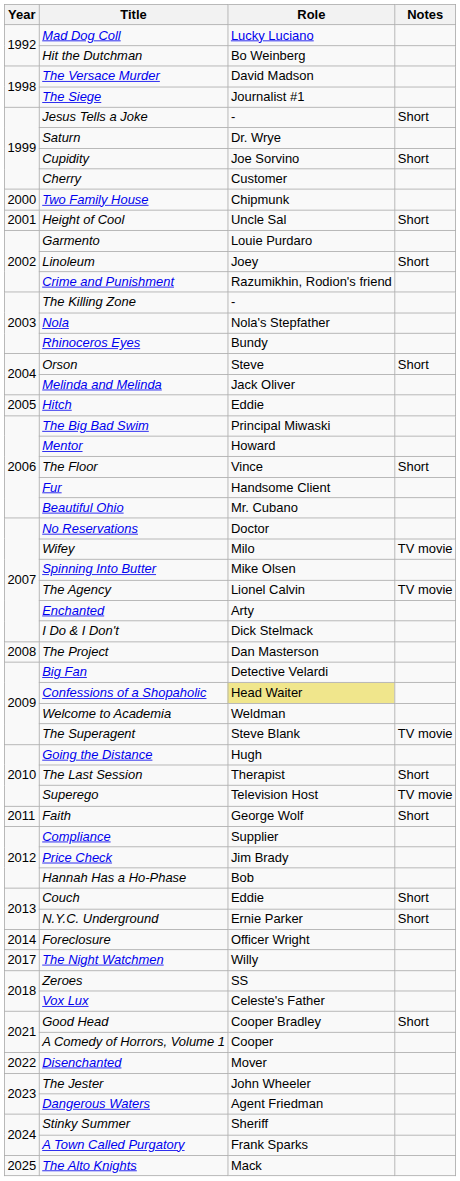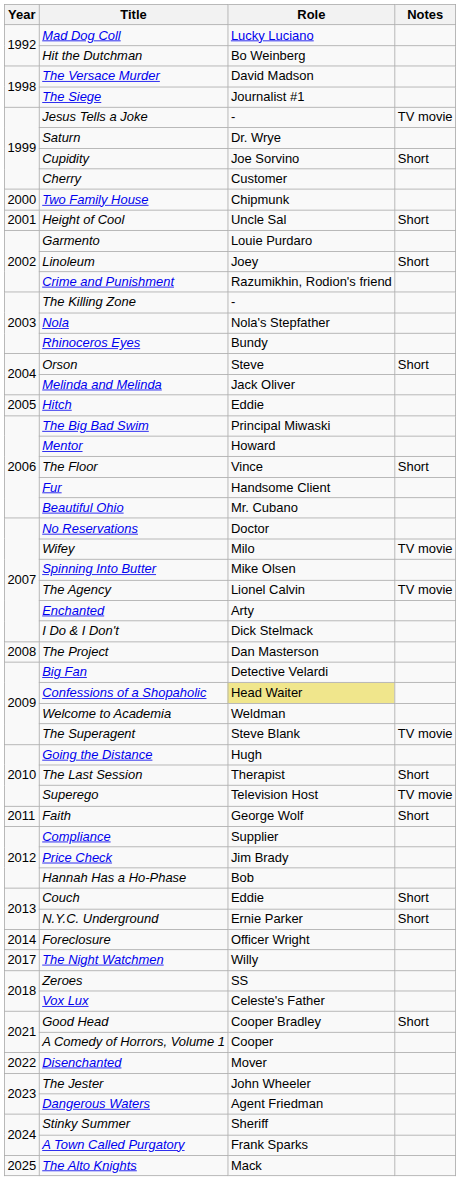(413, 117) Short -> (425, 117) TV movie
